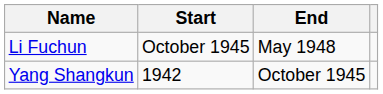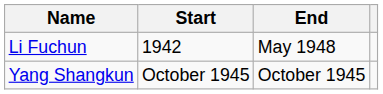(196, 46) October 1945 -> (162, 46) 1942
(162, 74) 1942 -> (196, 74) October 1945
